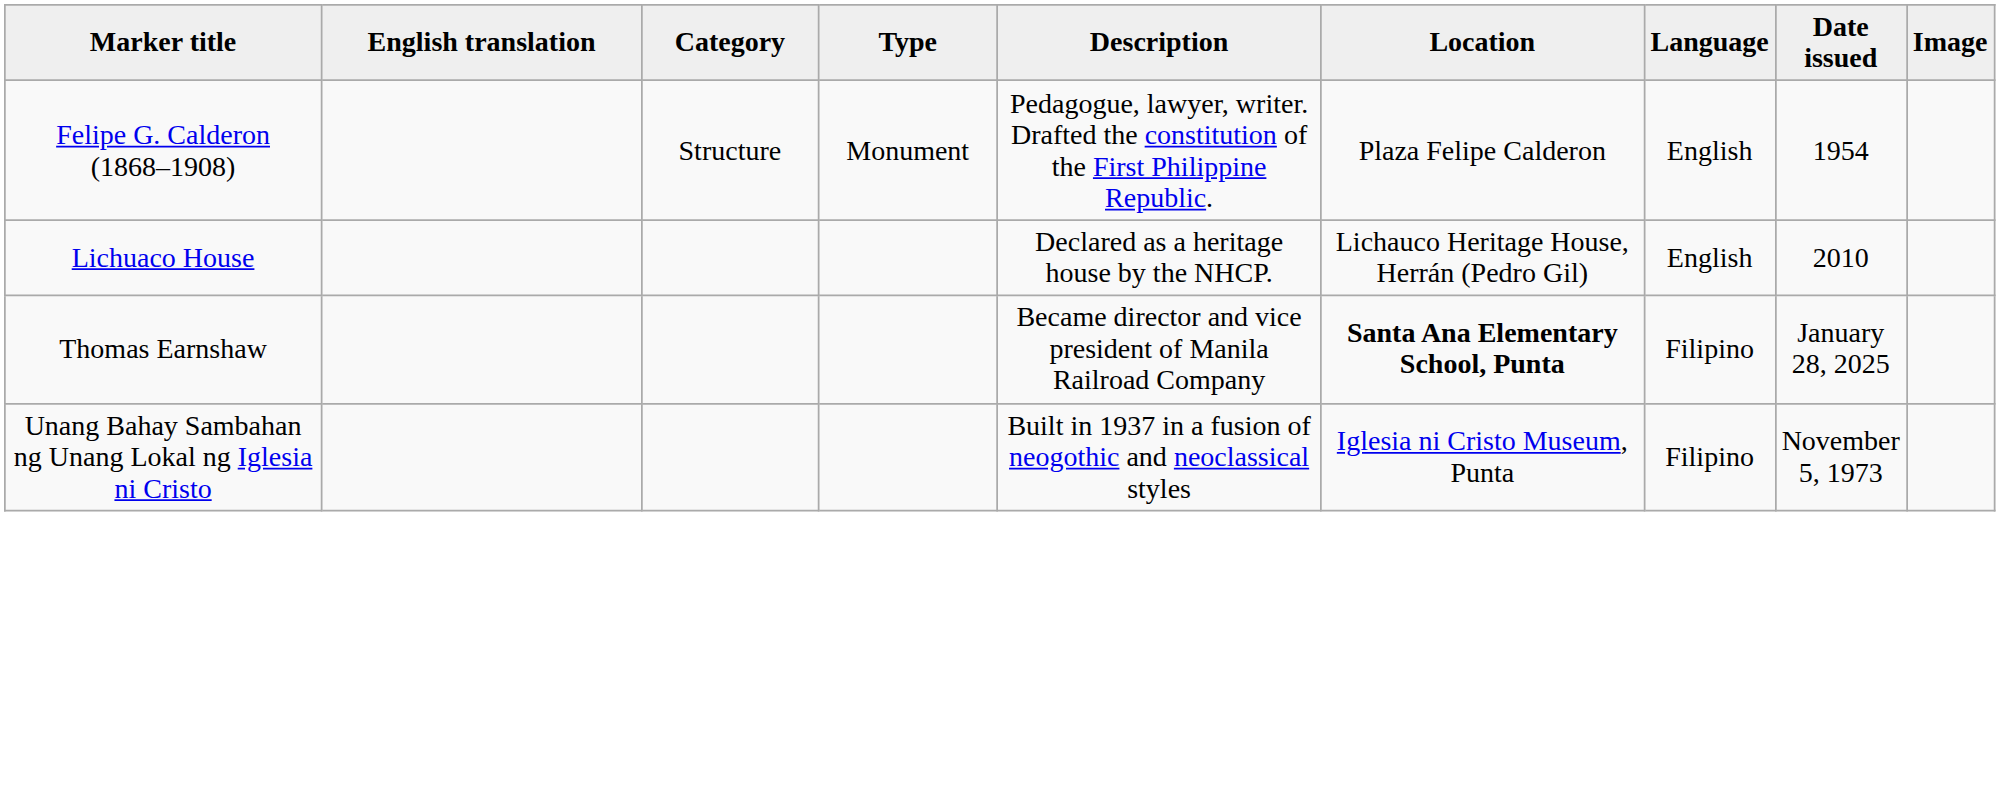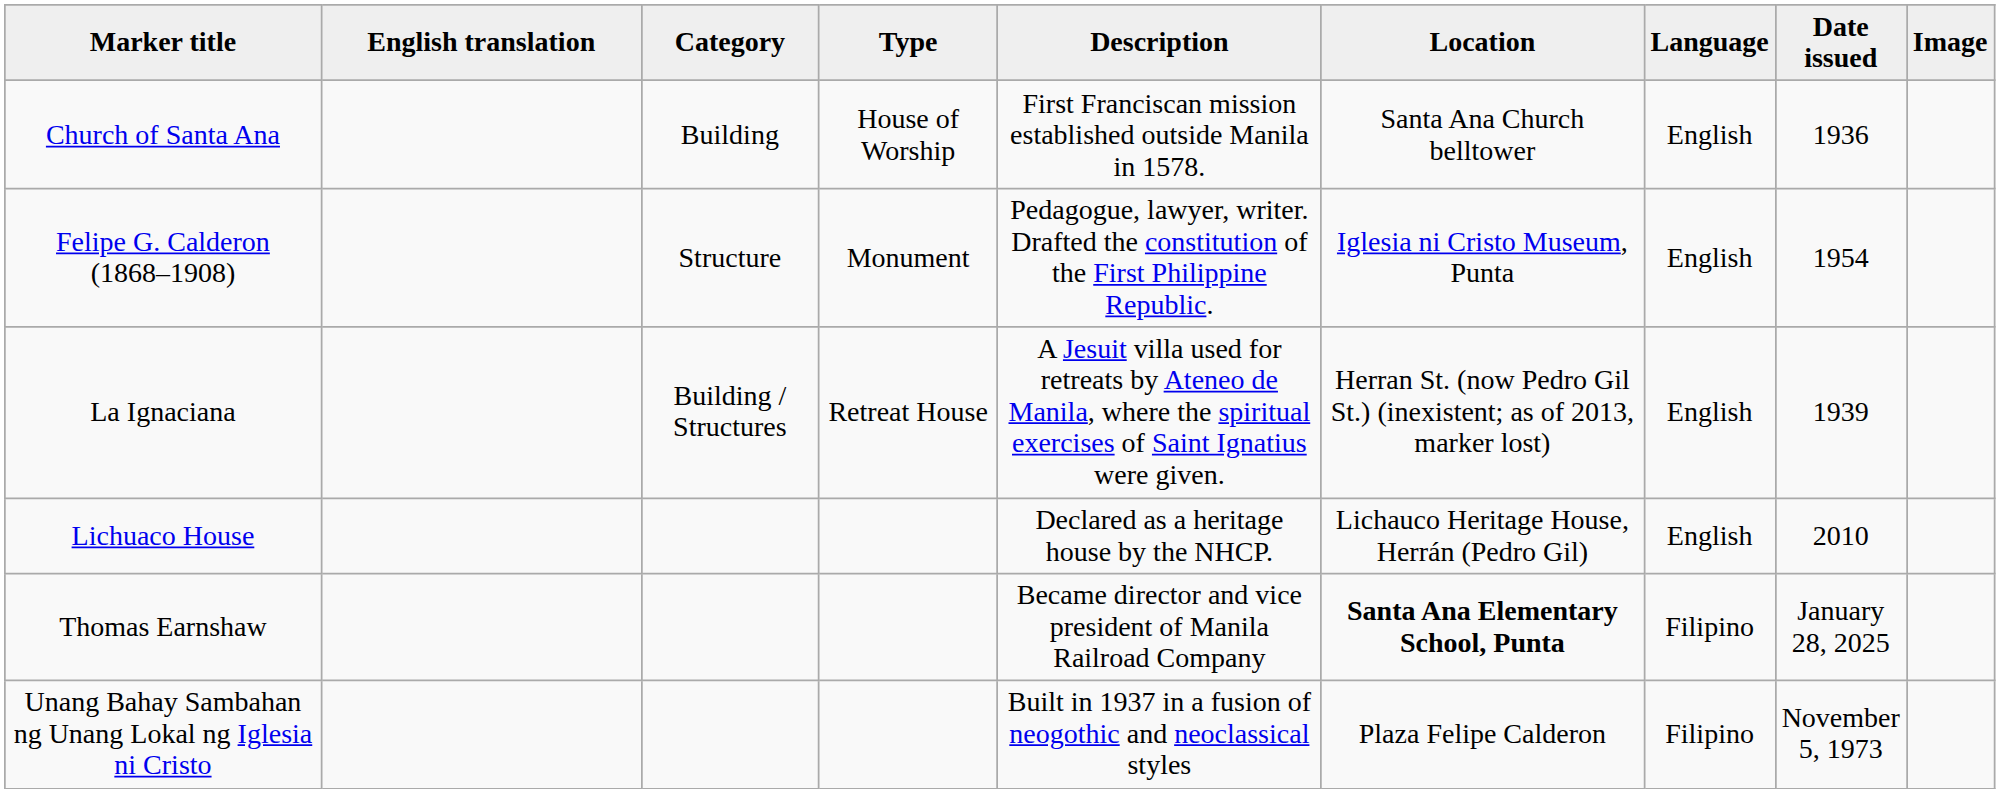+ row: (163, 134)
(1482, 149) Plaza Felipe Calderon -> (1482, 257) Iglesia ni Cristo Museum, Punta
+ row: (163, 411)
(1482, 456) Iglesia ni Cristo Museum, Punta -> (1482, 734) Plaza Felipe Calderon
